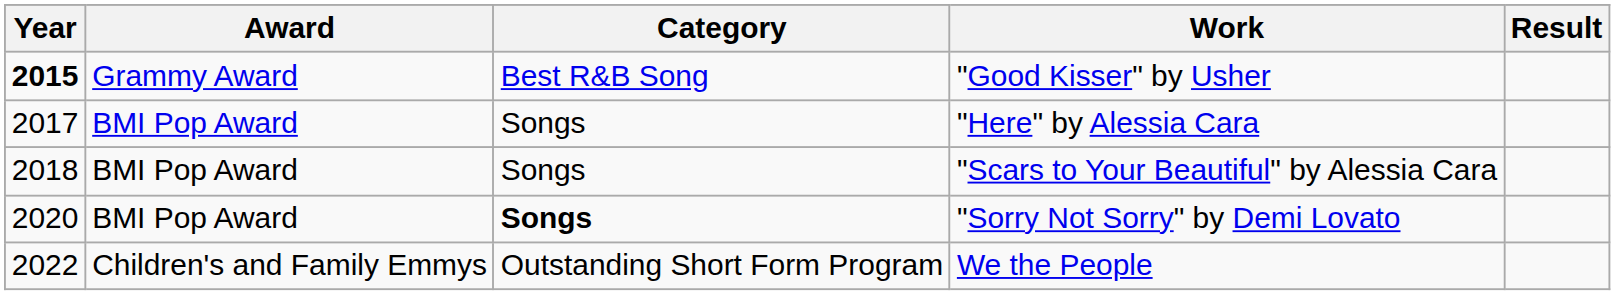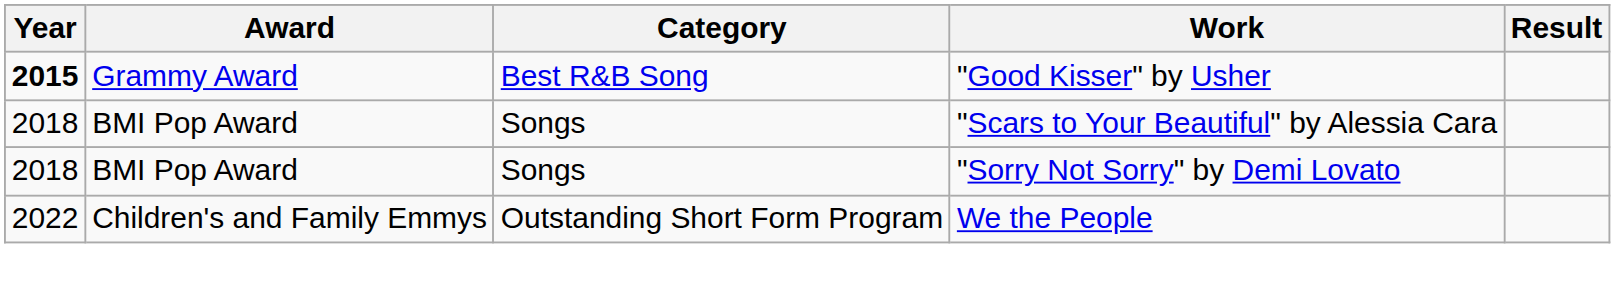- row: (1108, 123)
(45, 218) 2020 -> (45, 170) 2018
(546, 218) bold -> (543, 170) normal
